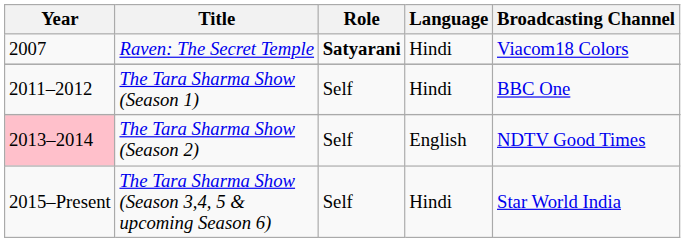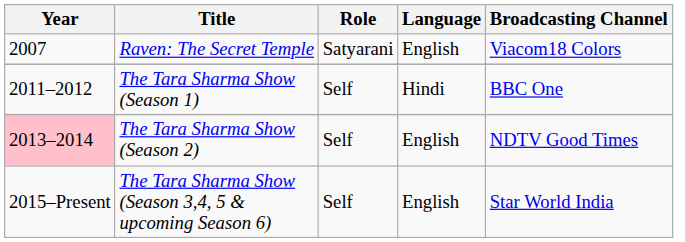(362, 49) bold -> (358, 49) normal
(431, 49) Hindi -> (431, 49) English
(431, 201) Hindi -> (431, 201) English
